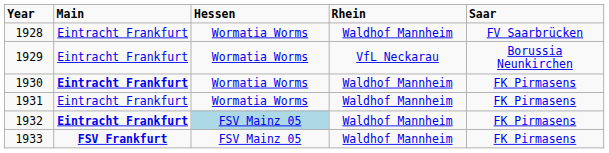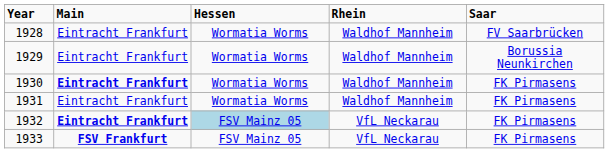(397, 58) VfL Neckarau -> (397, 58) Waldhof Mannheim
(397, 120) Waldhof Mannheim -> (397, 120) VfL Neckarau
(397, 139) Waldhof Mannheim -> (397, 139) VfL Neckarau
